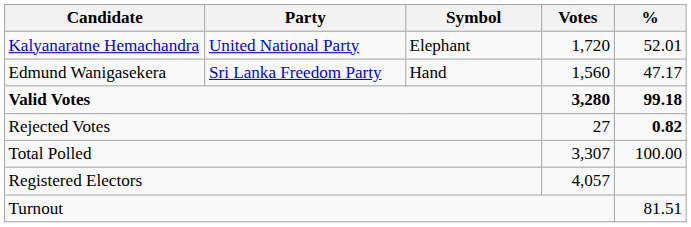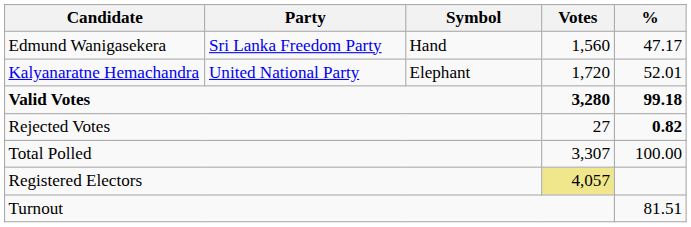rows swapped: (104, 45) <-> (87, 72)
(591, 180) no background -> (591, 180) khaki background
